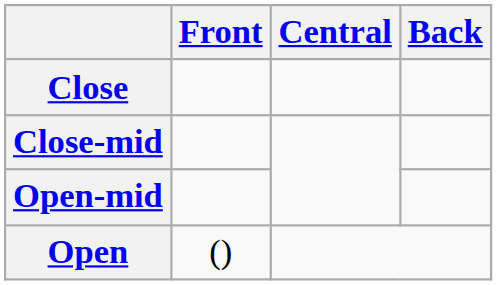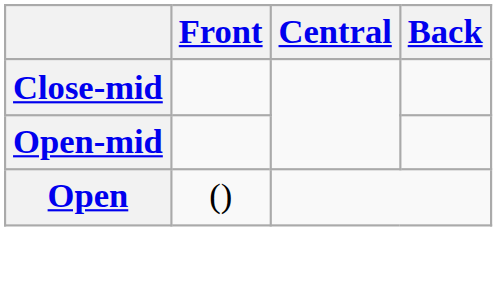- row: (88, 86)
